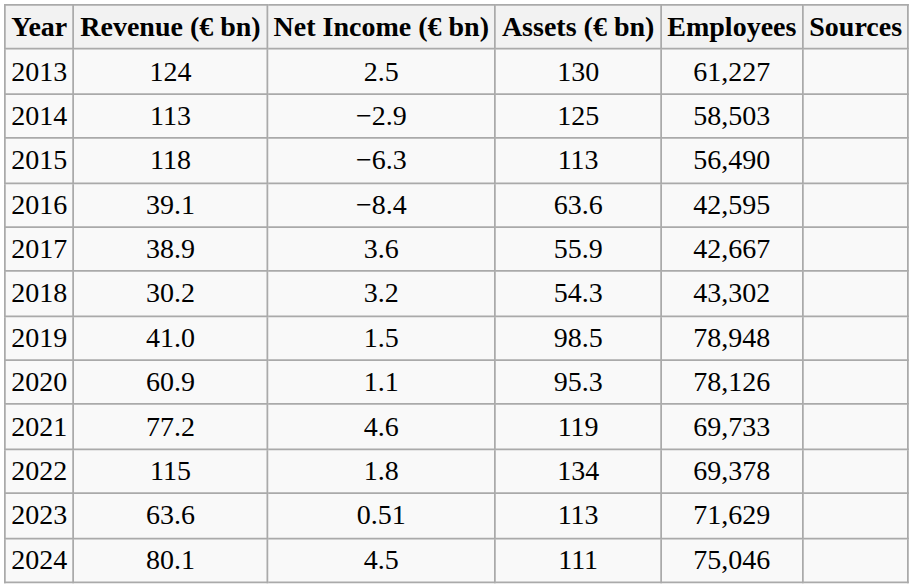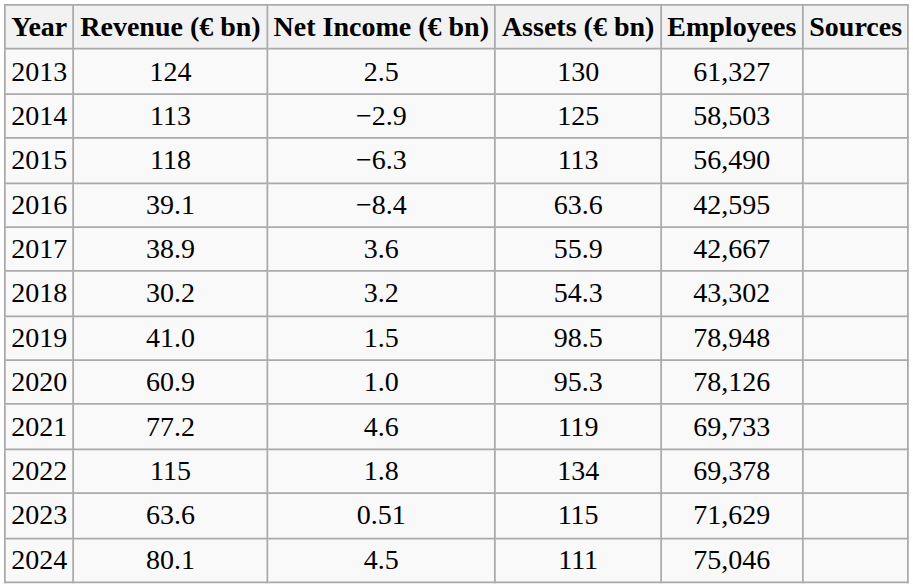(732, 71) 61,227 -> (732, 71) 61,327
(381, 381) 1.1 -> (381, 381) 1.0
(578, 515) 113 -> (578, 515) 115
